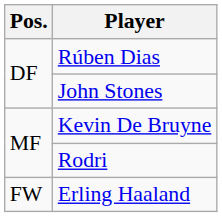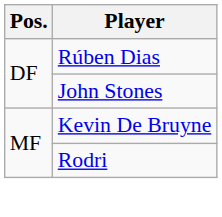- row: (124, 194)
